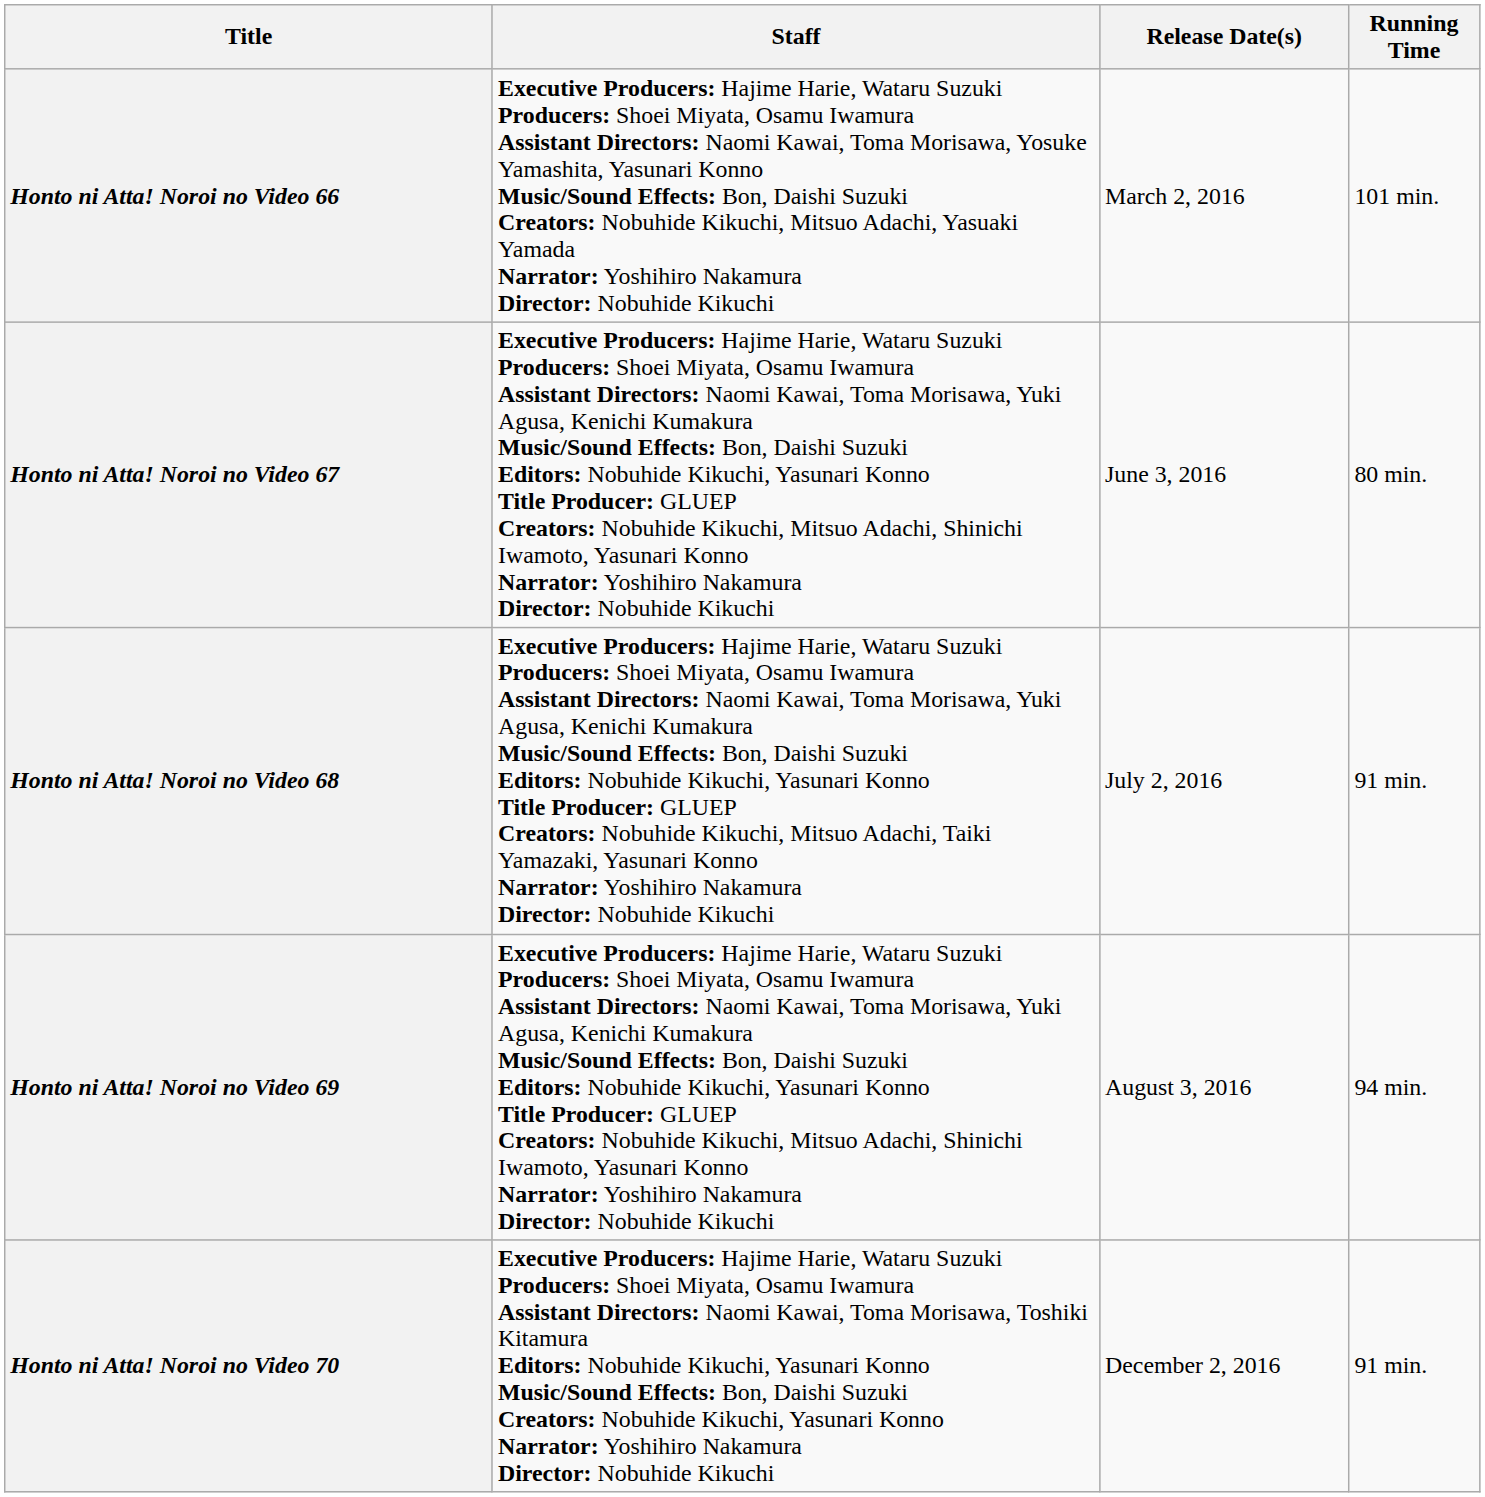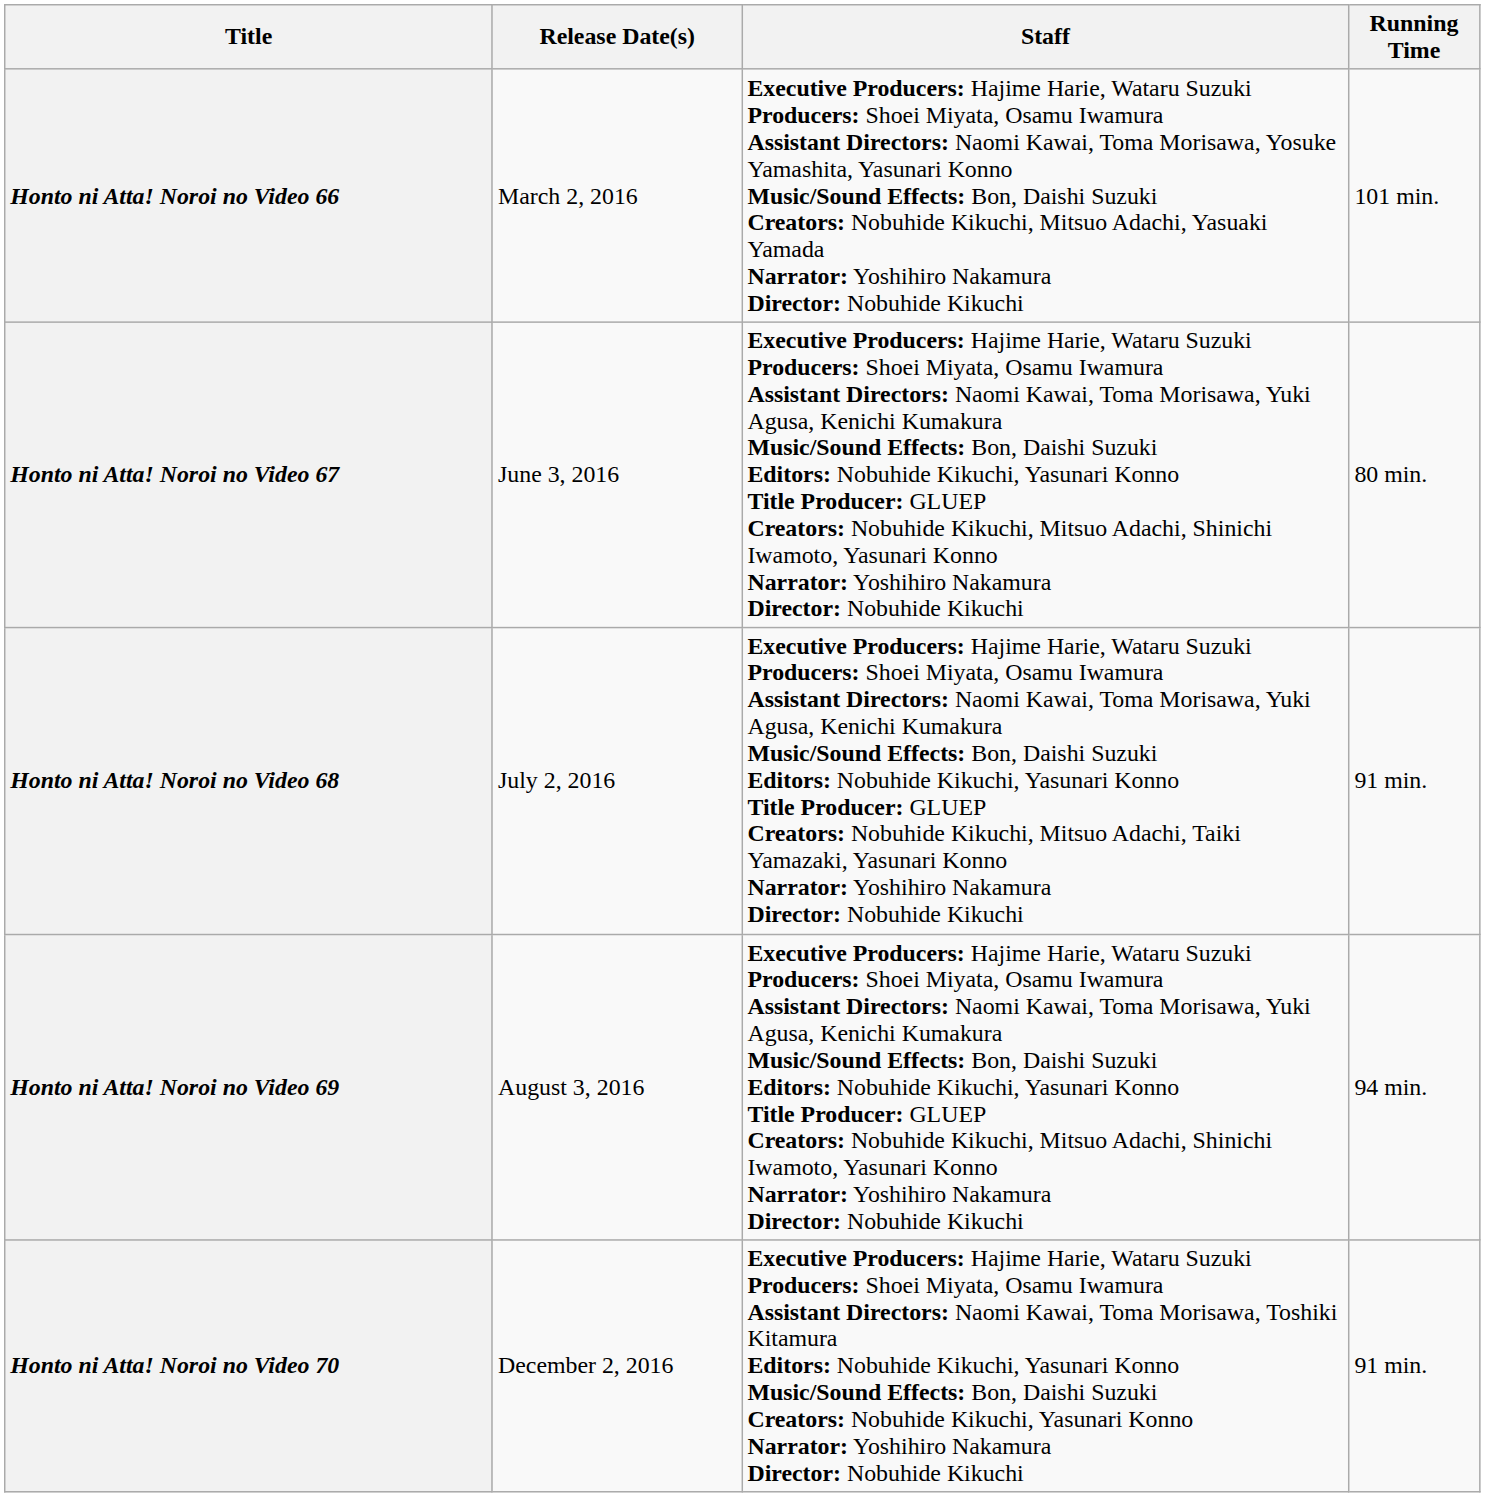columns swapped: (796, 36) <-> (1224, 36)
